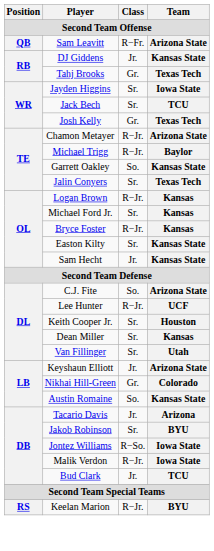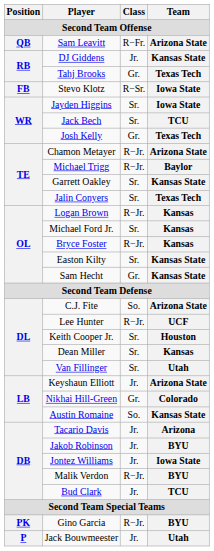+ row: (81, 89)
(133, 167) So. -> (134, 182) Sr.
(133, 259) Jr. -> (134, 275) Gr.
(133, 430) Sr. -> (134, 445) Jr.
(133, 445) R−So. -> (134, 461) Jr.
(178, 461) Iowa State -> (178, 476) BYU
+ row: (81, 523)
+ row: (81, 538)
- row: (80, 507)
